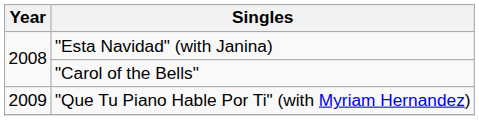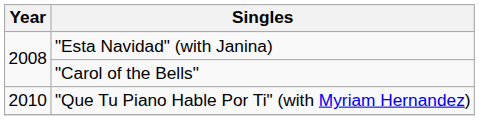(28, 100) 2009 -> (28, 100) 2010
